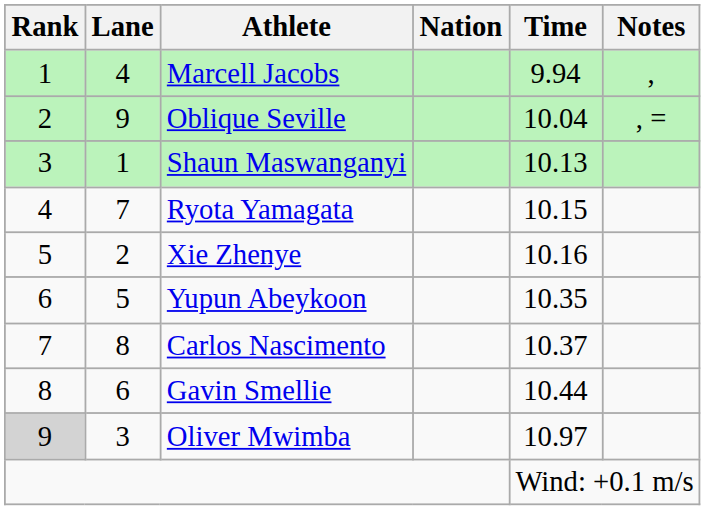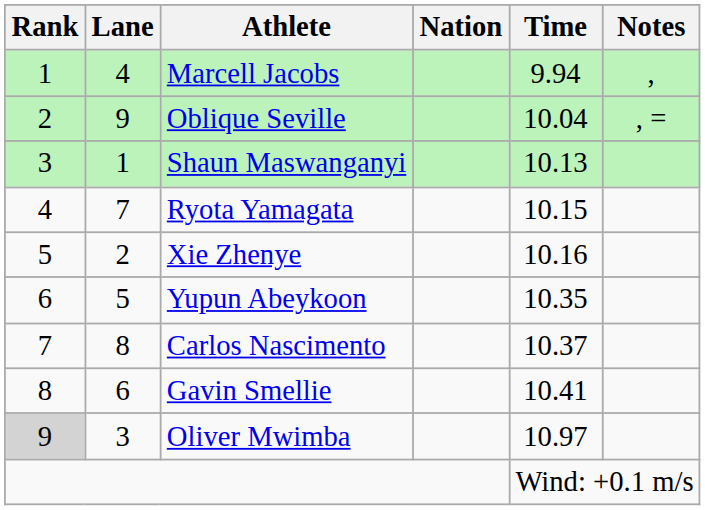(555, 390) 10.44 -> (555, 390) 10.41
